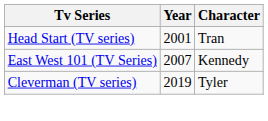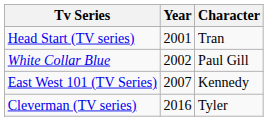+ row: (59, 60)
(178, 82) 2019 -> (178, 104) 2016
